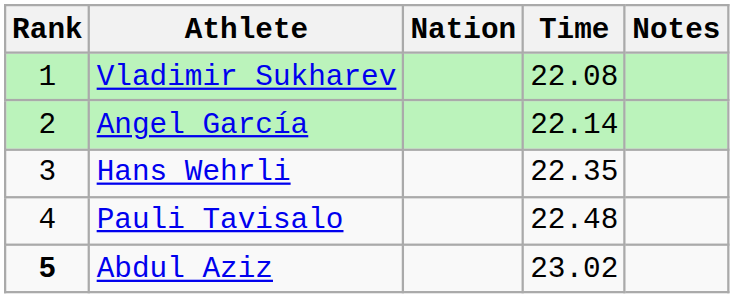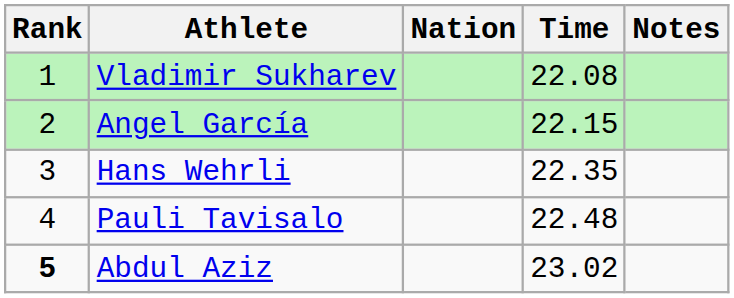(574, 125) 22.14 -> (574, 125) 22.15
